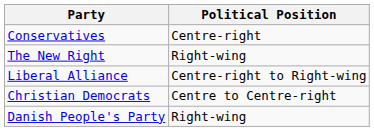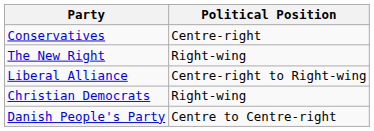(254, 96) Centre to Centre-right -> (209, 96) Right-wing
(209, 116) Right-wing -> (254, 116) Centre to Centre-right
